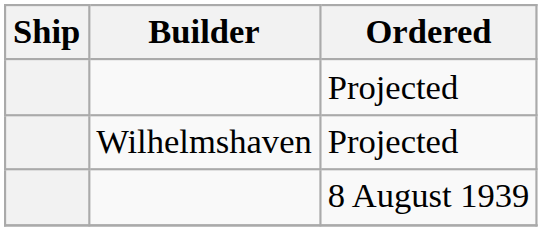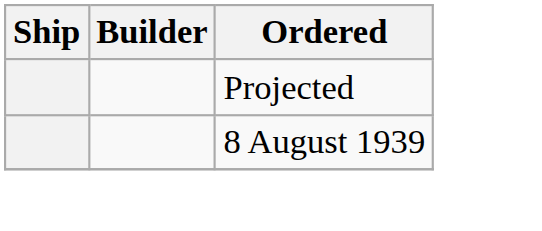- row: (204, 141)
